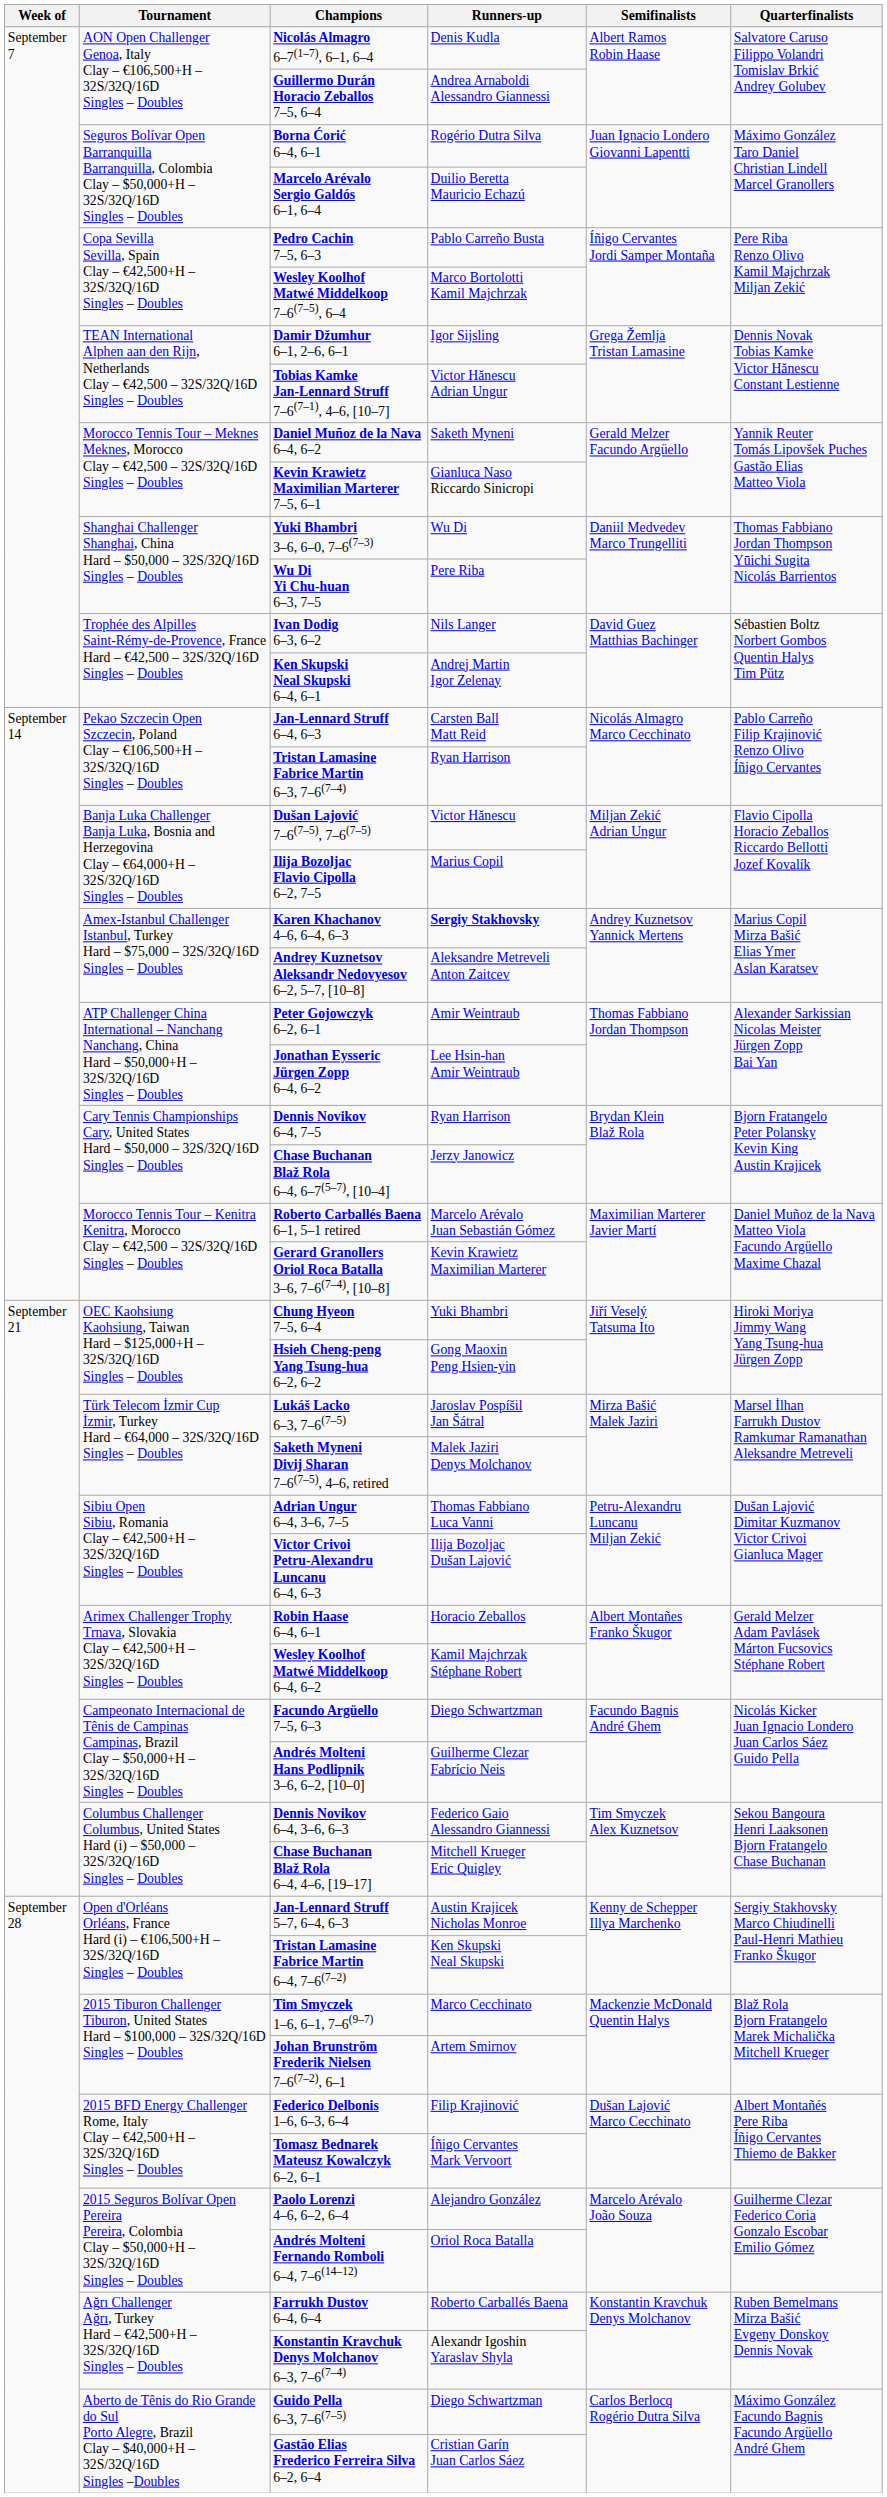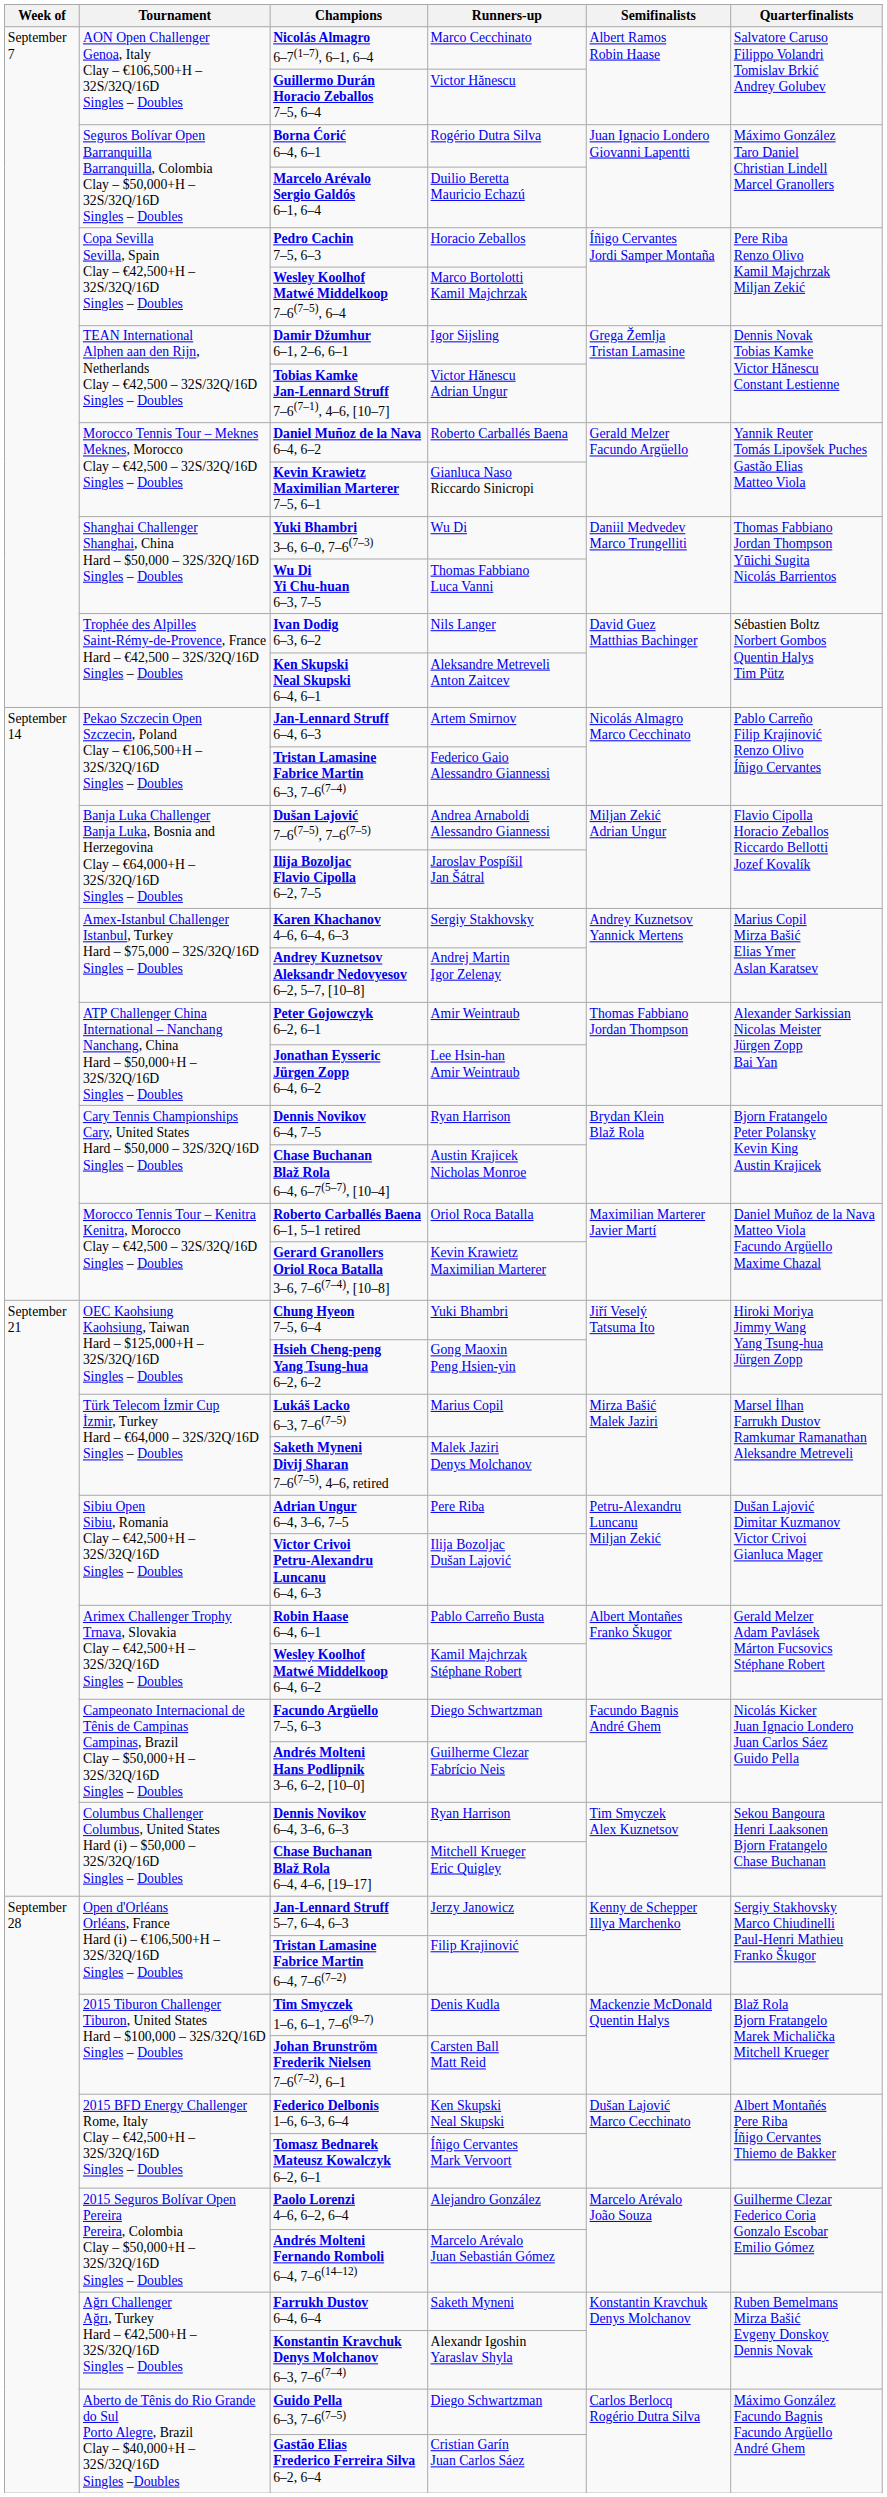(465, 38) Denis Kudla -> (481, 38) Marco Cecchinato
(490, 88) Andrea Arnaboldi Alessandro Giannessi -> (473, 80) Victor Hănescu
(487, 238) Pablo Carreño Busta -> (478, 238) Horacio Zeballos
(472, 433) Saketh Myneni -> (499, 433) Roberto Carballés Baena
(457, 569) Pere Riba -> (480, 577) Thomas Fabbiano Luca Vanni
(470, 671) Andrej Martin Igor Zelenay -> (490, 671) Aleksandre Metreveli Anton Zaitcev
(465, 726) Carsten Ball Matt Reid -> (473, 718) Artem Smirnov
(471, 757) Ryan Harrison -> (490, 765) Federico Gaio Alessandro Giannessi
(473, 816) Victor Hănescu -> (490, 824) Andrea Arnaboldi Alessandro Giannessi
(467, 861) Marius Copil -> (477, 869) Jaroslav Pospíšil Jan Šátral
(485, 919) bold -> (482, 919) normal
(490, 966) Aleksandre Metreveli Anton Zaitcev -> (470, 966) Andrej Martin Igor Zelenay
(472, 1155) Jerzy Janowicz -> (478, 1163) Austin Krajicek Nicholas Monroe
(493, 1222) Marcelo Arévalo Juan Sebastián Gómez -> (482, 1214) Oriol Roca Batalla
(477, 1413) Jaroslav Pospíšil Jan Šátral -> (467, 1405) Marius Copil
(480, 1514) Thomas Fabbiano Luca Vanni -> (457, 1506) Pere Riba
(478, 1616) Horacio Zeballos -> (487, 1616) Pablo Carreño Busta
(490, 1821) Federico Gaio Alessandro Giannessi -> (471, 1813) Ryan Harrison
(478, 1915) Austin Krajicek Nicholas Monroe -> (472, 1907) Jerzy Janowicz
(467, 1954) Ken Skupski Neal Skupski -> (475, 1946) Filip Krajinović
(481, 2004) Marco Cecchinato -> (465, 2004) Denis Kudla
(473, 2047) Artem Smirnov -> (465, 2055) Carsten Ball Matt Reid
(475, 2105) Filip Krajinović -> (467, 2113) Ken Skupski Neal Skupski
(482, 2240) Oriol Roca Batalla -> (493, 2248) Marcelo Arévalo Juan Sebastián Gómez
(499, 2302) Roberto Carballés Baena -> (472, 2302) Saketh Myneni
